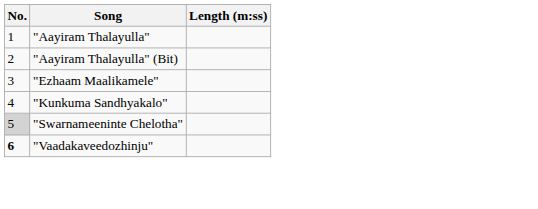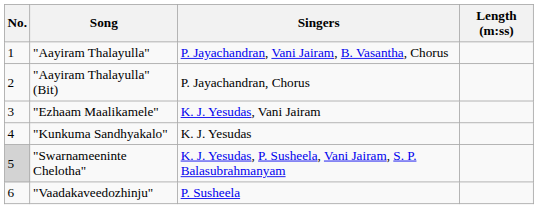+ column: (319, 23)
(11, 146) bold -> (11, 193) normal
